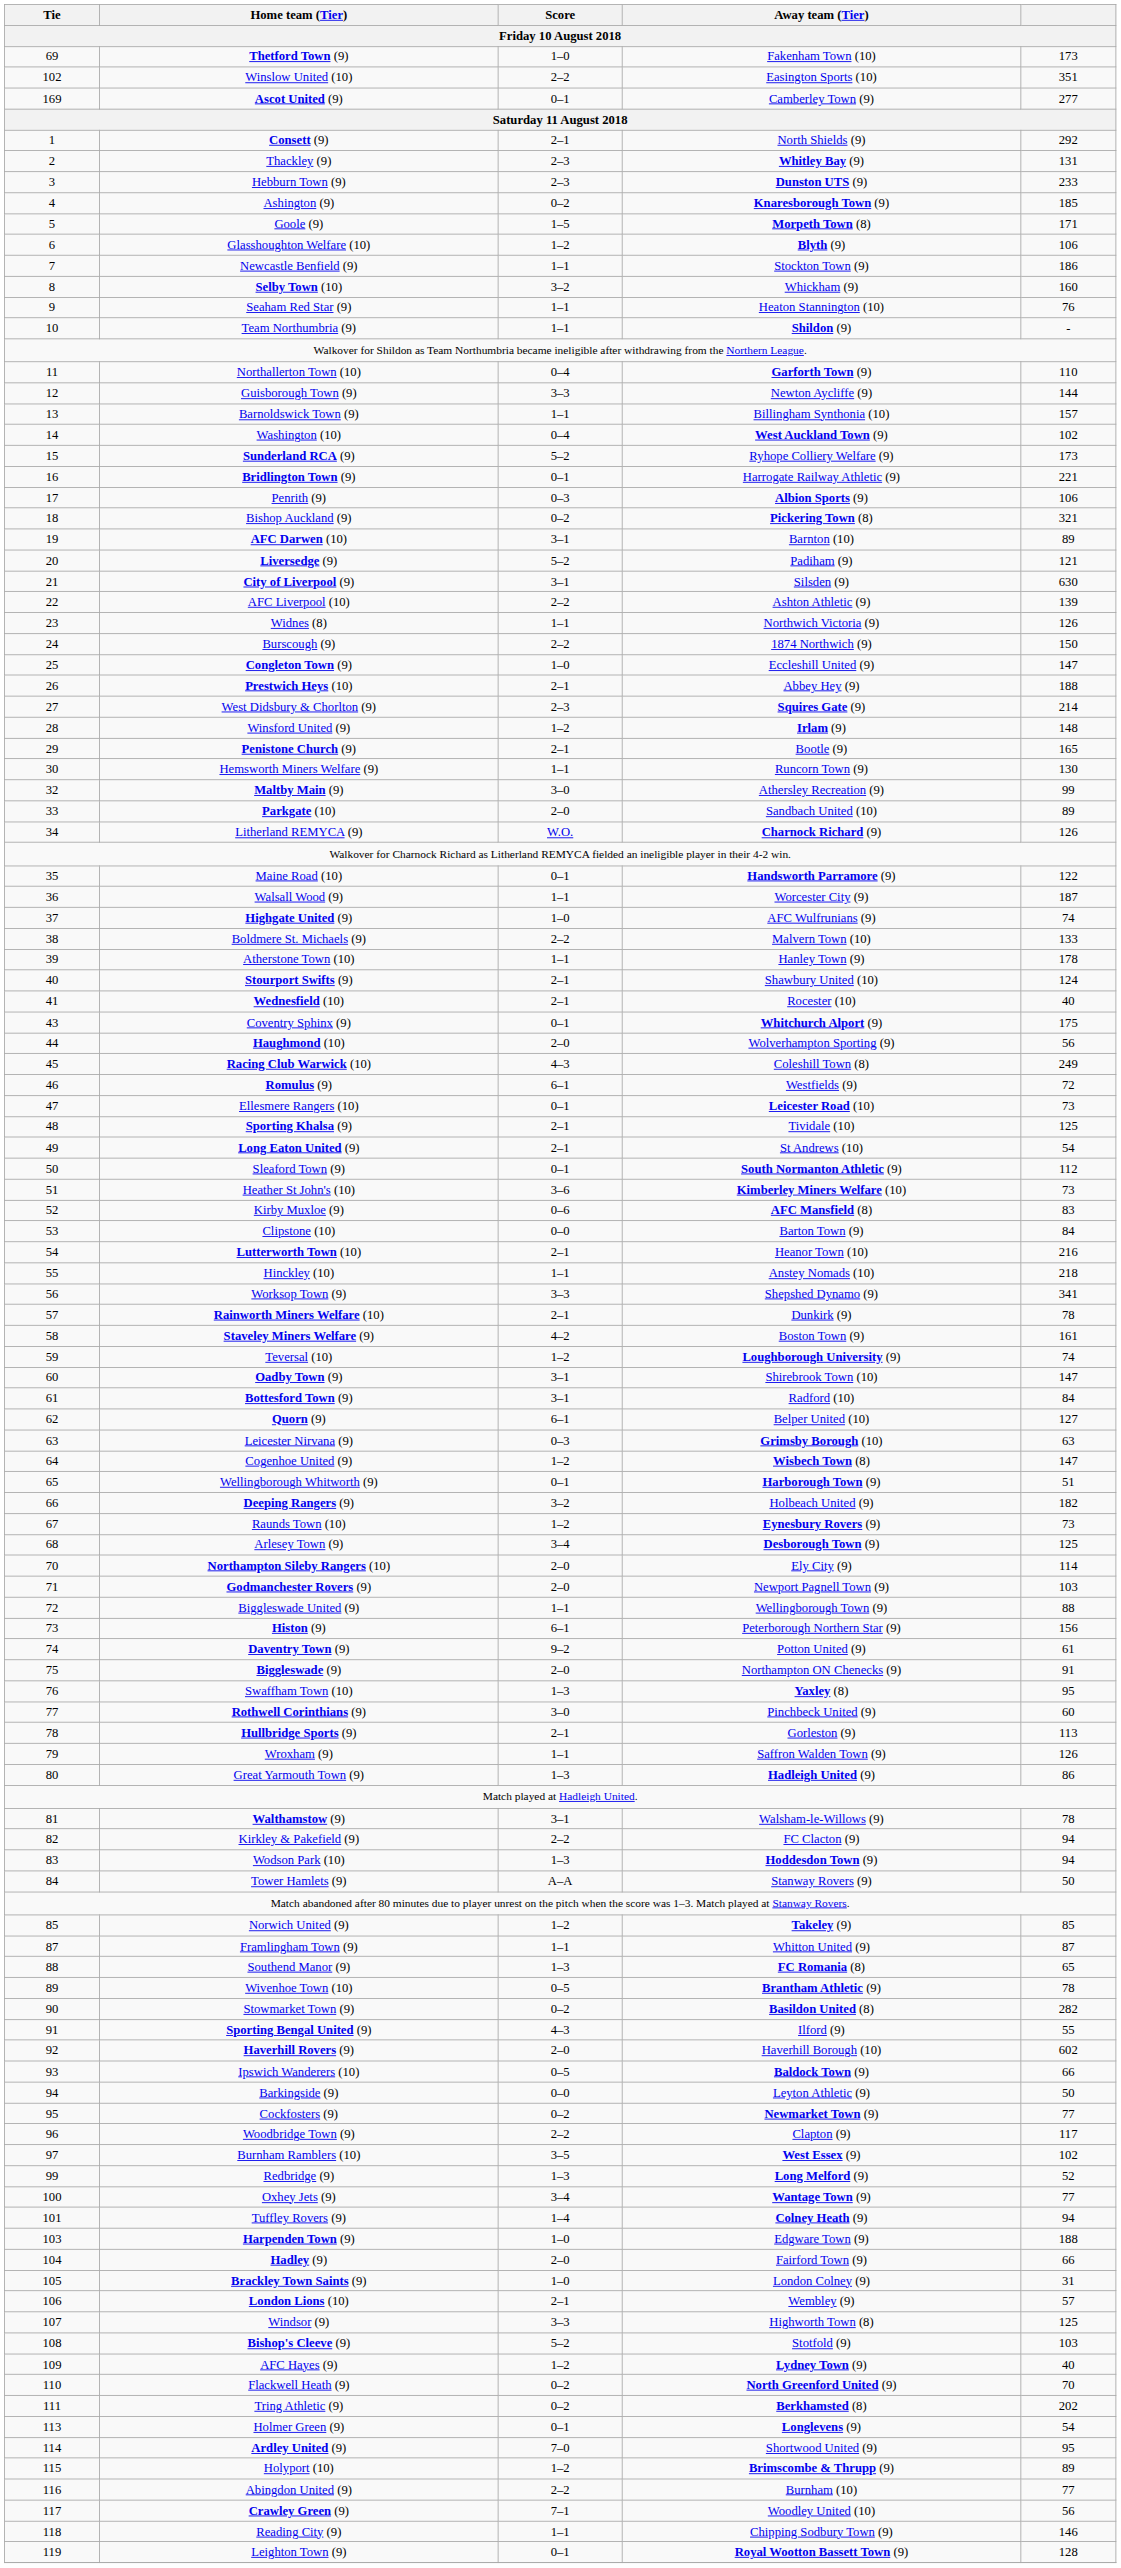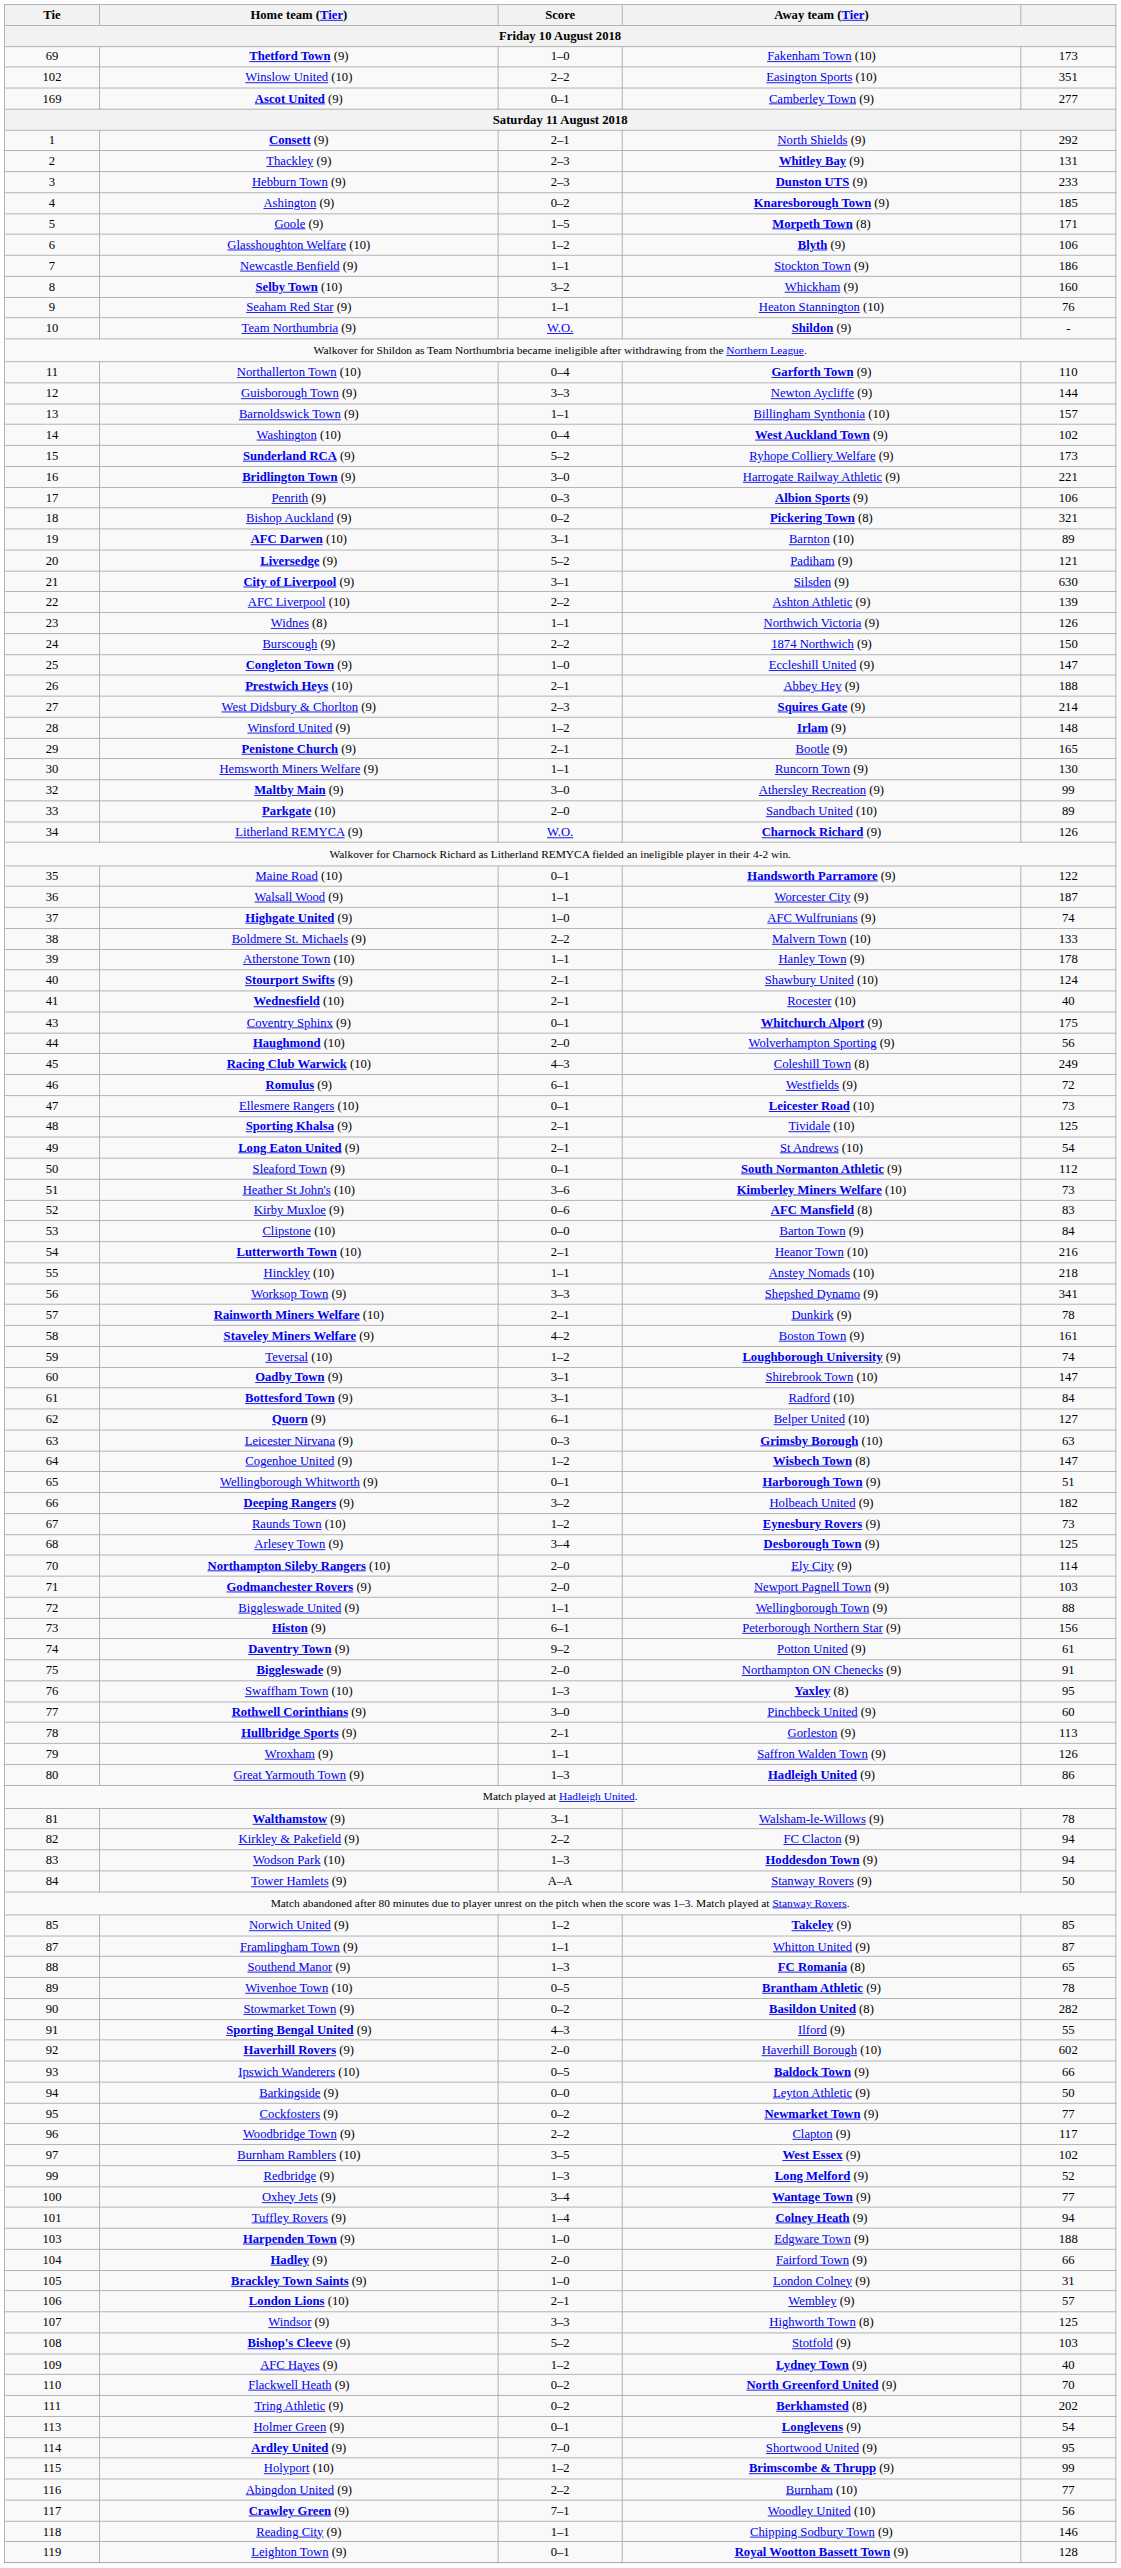(560, 328) 1–1 -> (560, 328) W.O.
(560, 477) 0–1 -> (560, 477) 3–0
(1068, 2469) 89 -> (1068, 2469) 99
